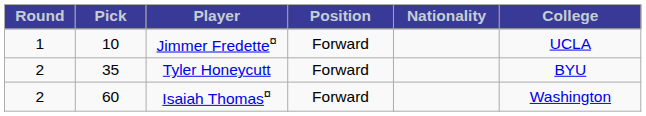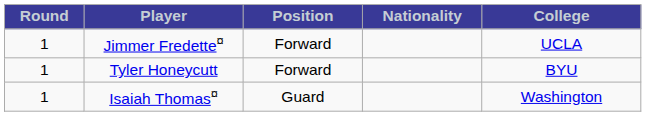- column: (111, 16)
(40, 70) 2 -> (44, 70) 1
(40, 96) 2 -> (44, 96) 1
(340, 96) Forward -> (303, 96) Guard
